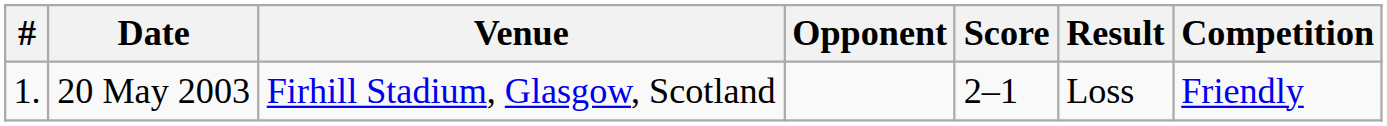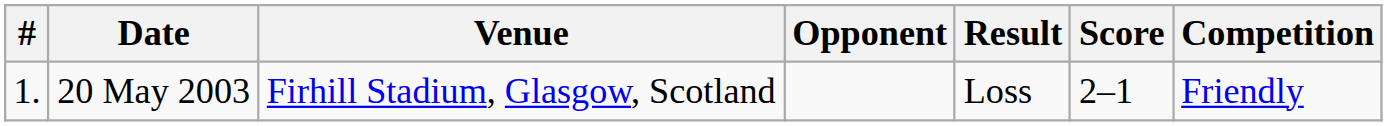columns swapped: (1007, 33) <-> (1115, 33)
